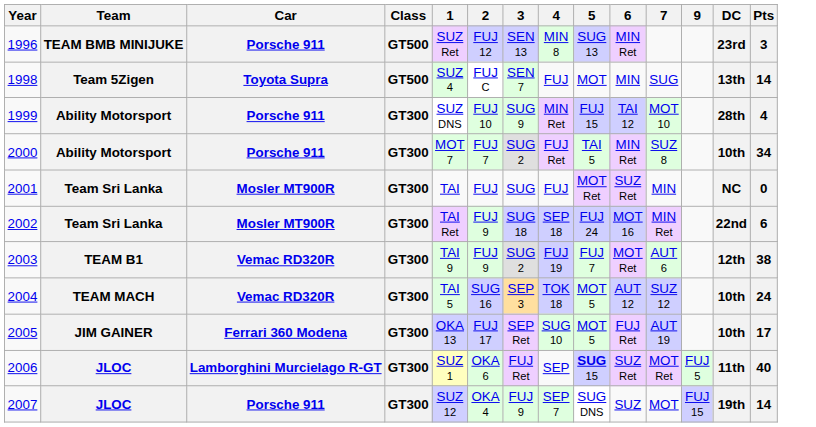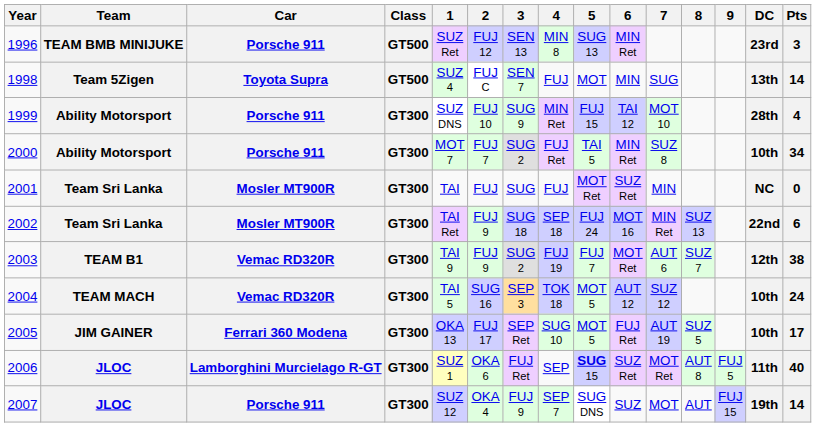+ column: (698, 15)
